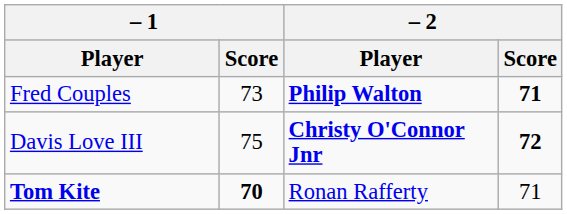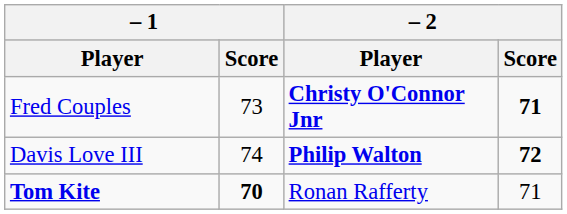(355, 93) Philip Walton -> (377, 106) Christy O'Connor Jnr
(251, 142) 75 -> (251, 155) 74
(377, 142) Christy O'Connor Jnr -> (355, 155) Philip Walton
